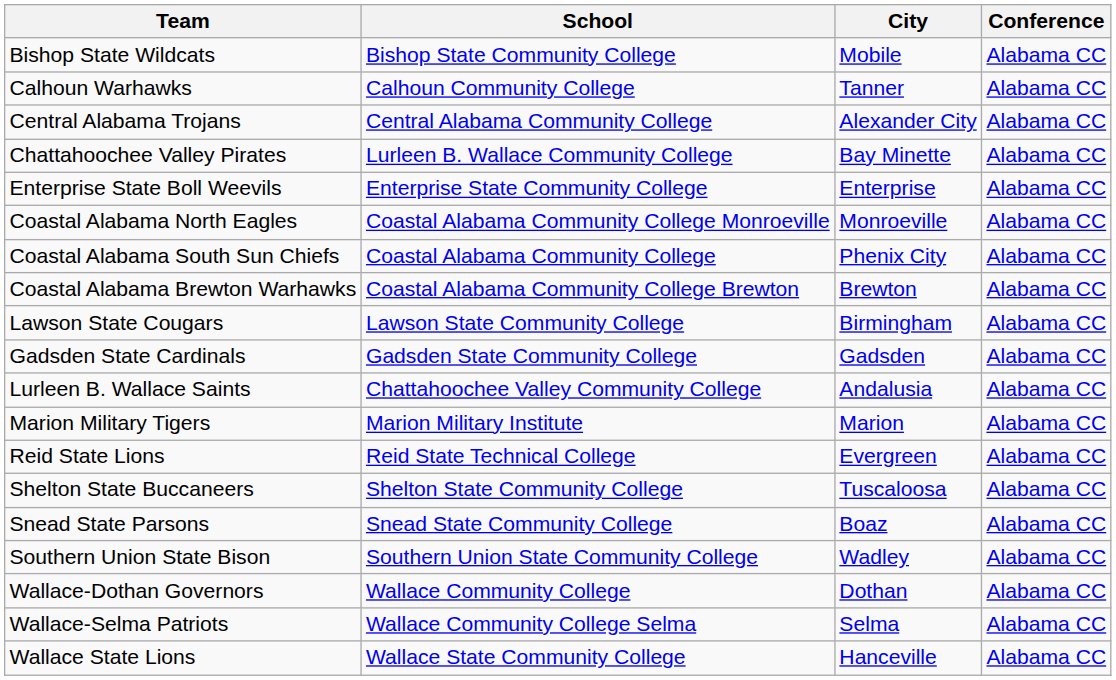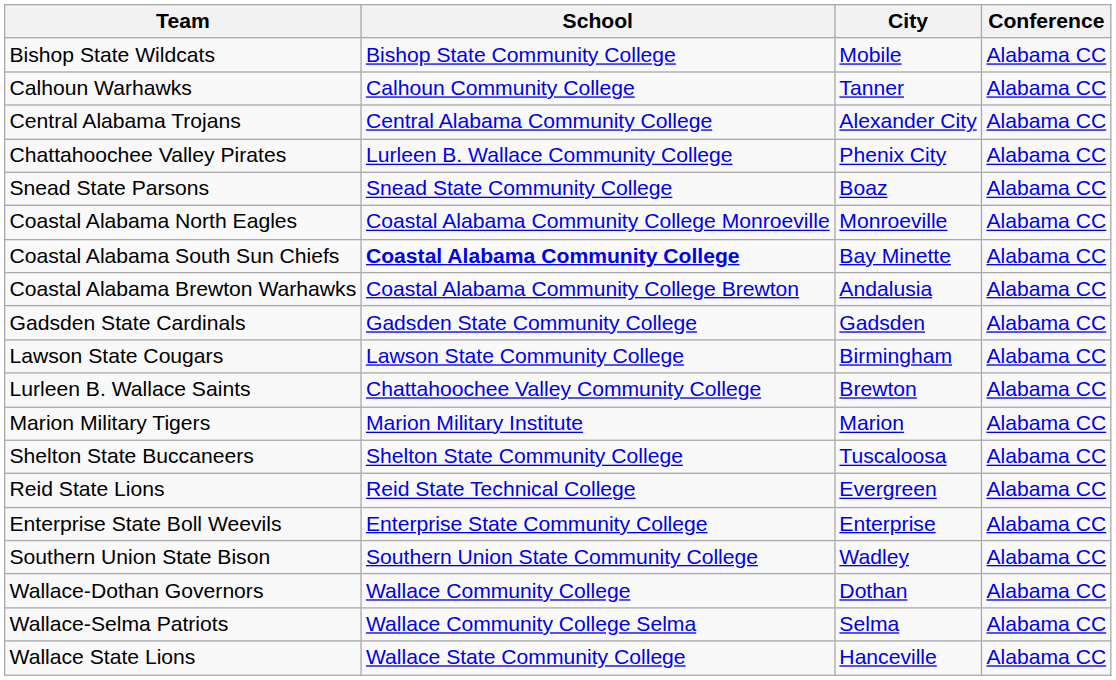(895, 155) Bay Minette -> (893, 155) Phenix City
rows swapped: (145, 188) <-> (109, 523)
(541, 255) normal -> (553, 255) bold
(893, 255) Phenix City -> (895, 255) Bay Minette
(878, 289) Brewton -> (886, 289) Andalusia
rows swapped: (128, 356) <-> (116, 322)
(886, 389) Andalusia -> (878, 389) Brewton
rows swapped: (87, 456) <-> (132, 490)
